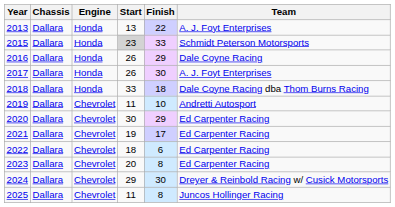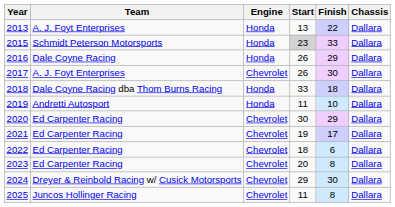columns swapped: (51, 12) <-> (284, 12)
(88, 73) Honda -> (267, 73) Chevrolet
(95, 104) Chevrolet -> (260, 104) Honda
